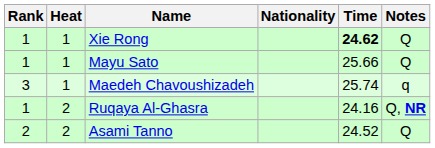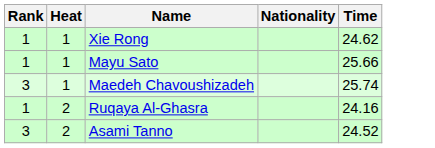- column: (406, 16)
(360, 39) bold -> (360, 39) normal
(26, 132) 2 -> (26, 132) 3
